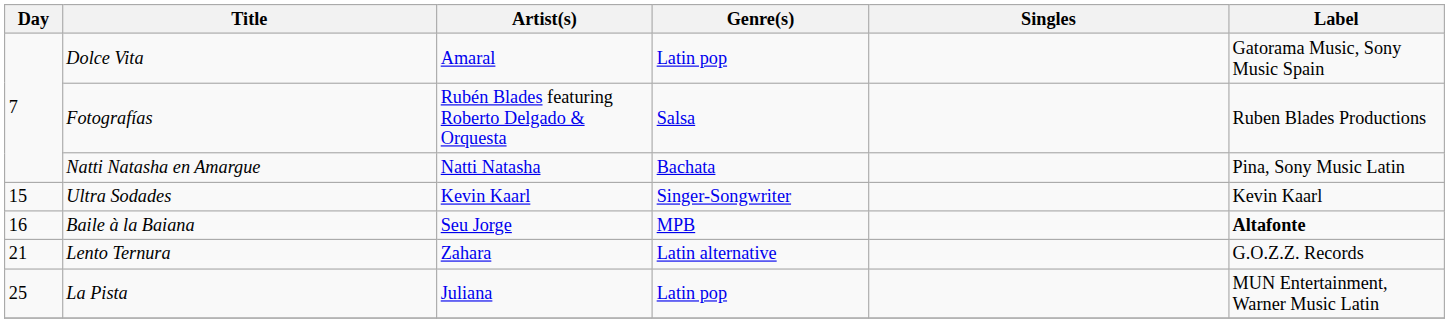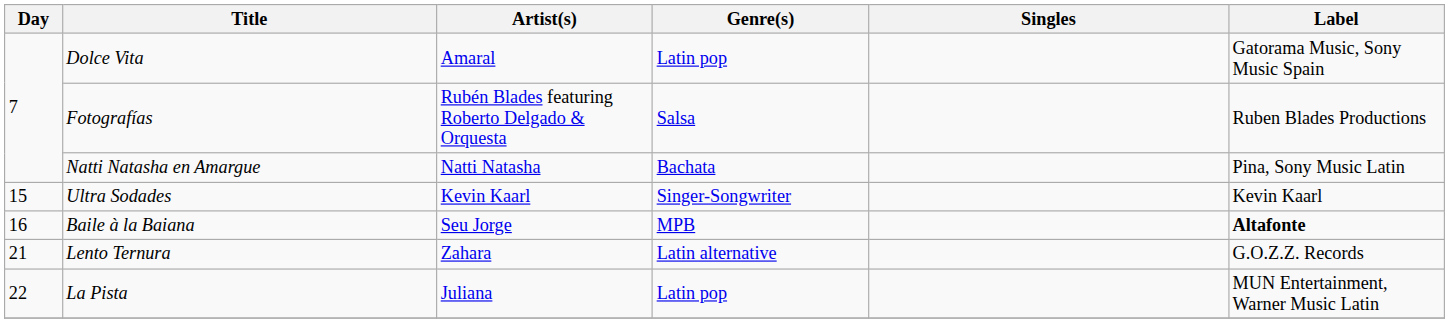(18, 293) 25 -> (18, 293) 22
